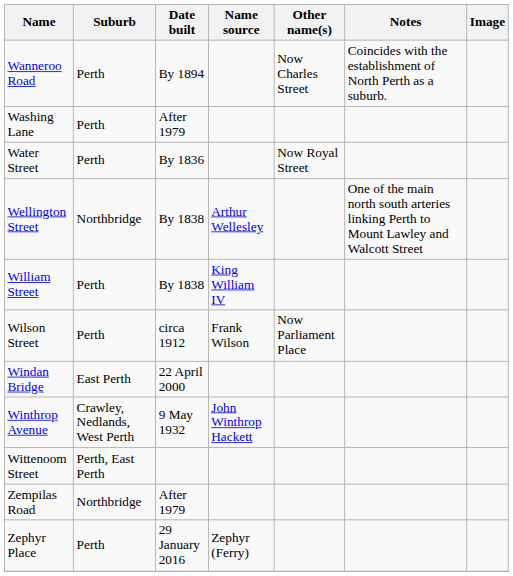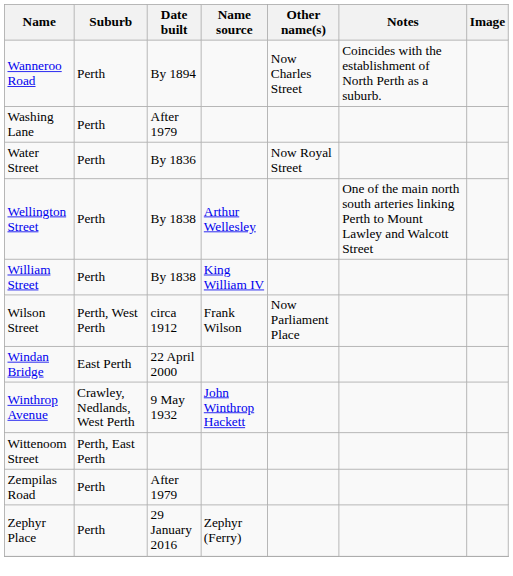(109, 218) Northbridge -> (91, 218) Perth
(91, 335) Perth -> (107, 320) Perth, West Perth
(109, 502) Northbridge -> (91, 487) Perth
